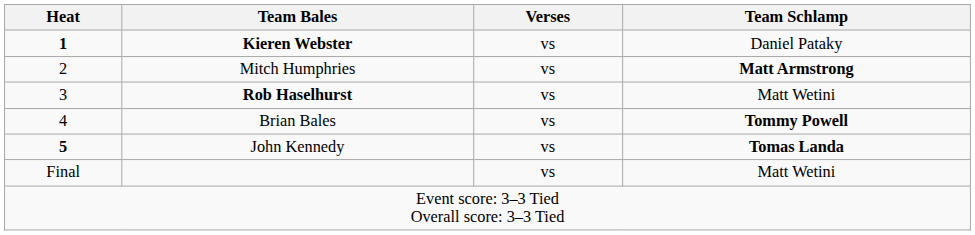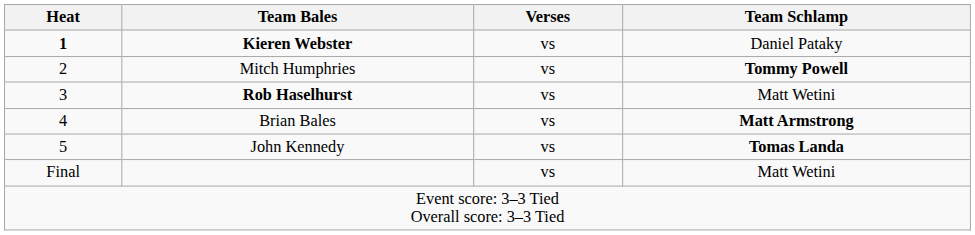(796, 69) Matt Armstrong -> (796, 69) Tommy Powell
(796, 120) Tommy Powell -> (796, 120) Matt Armstrong
(63, 146) bold -> (63, 146) normal
